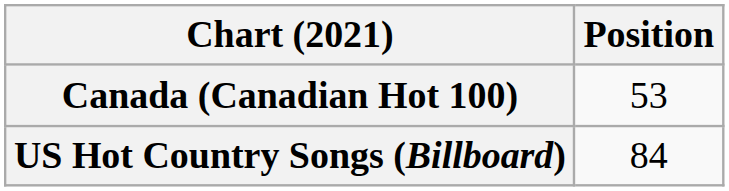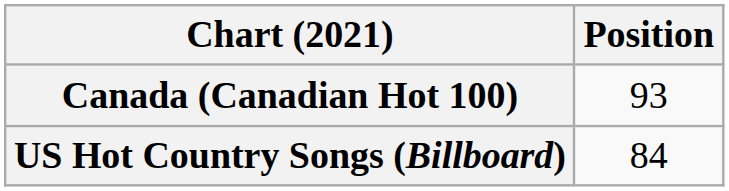(649, 94) 53 -> (649, 94) 93
